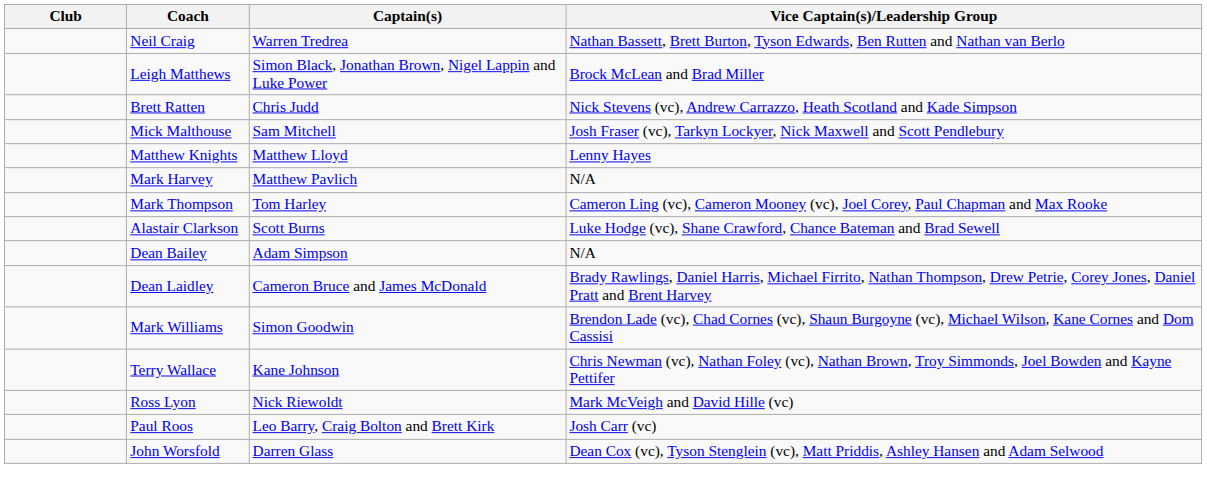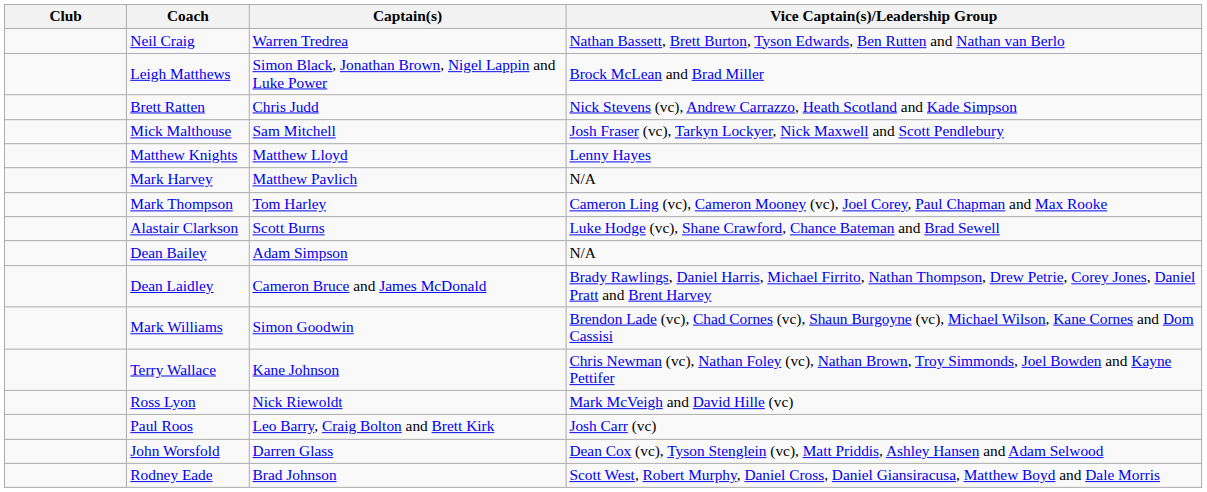+ row: (171, 475)
